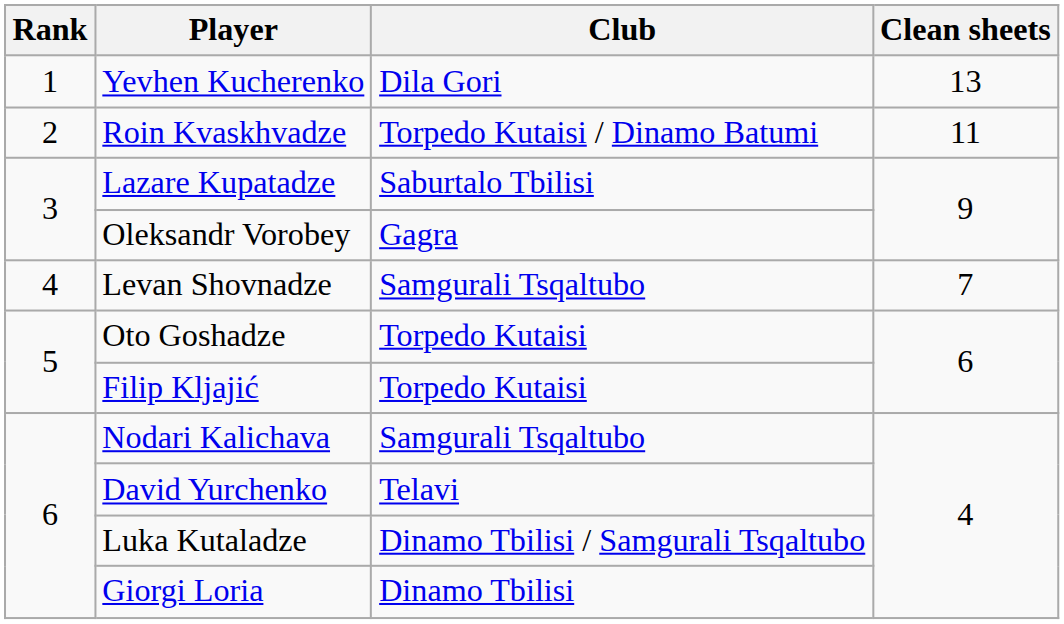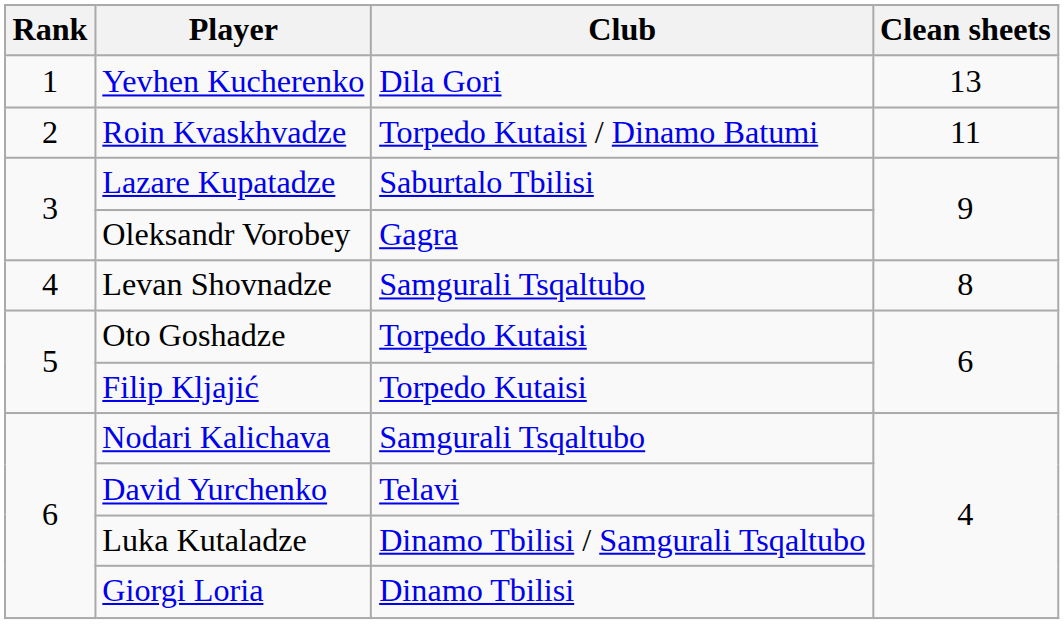(965, 285) 7 -> (965, 285) 8
